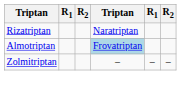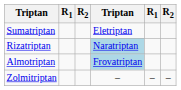+ row: (31, 30)
(116, 30) no background -> (116, 46) lightblue background
